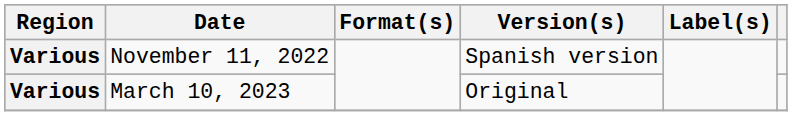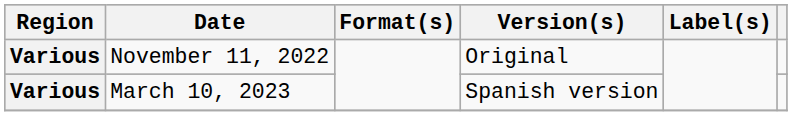(562, 57) Spanish version -> (517, 57) Original
(517, 92) Original -> (562, 92) Spanish version
